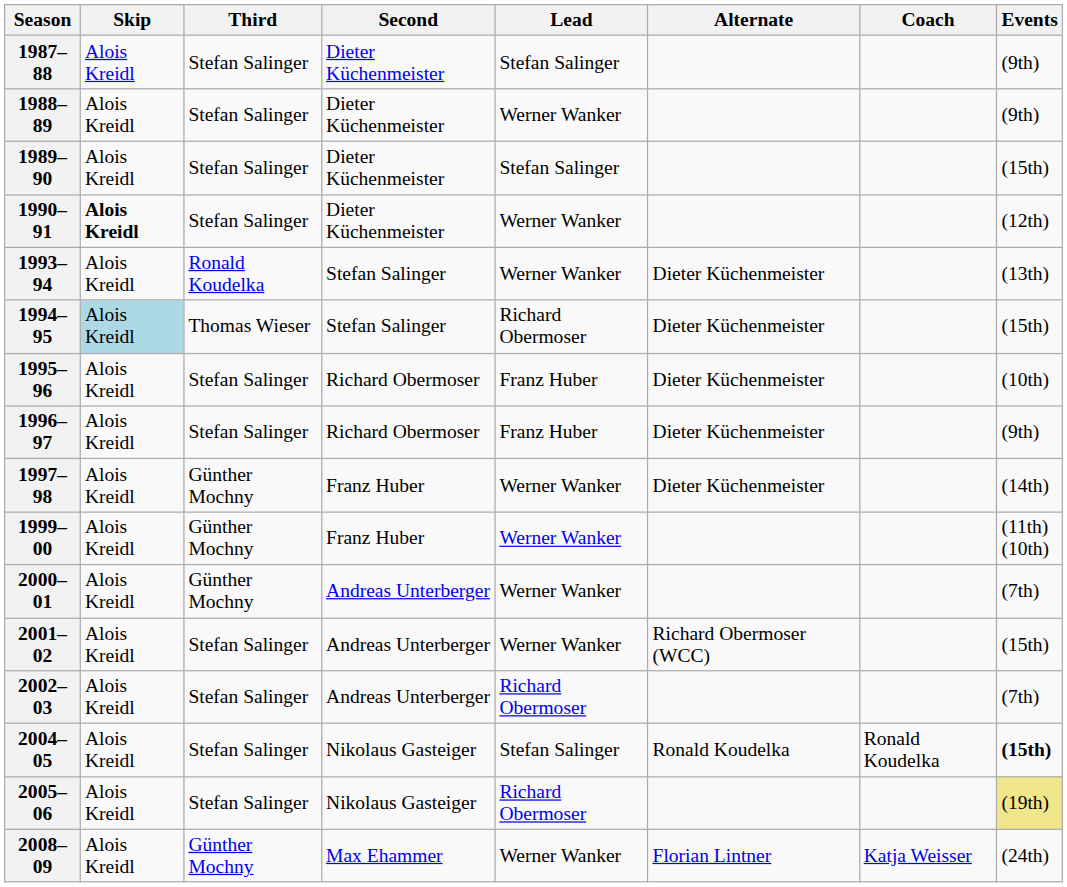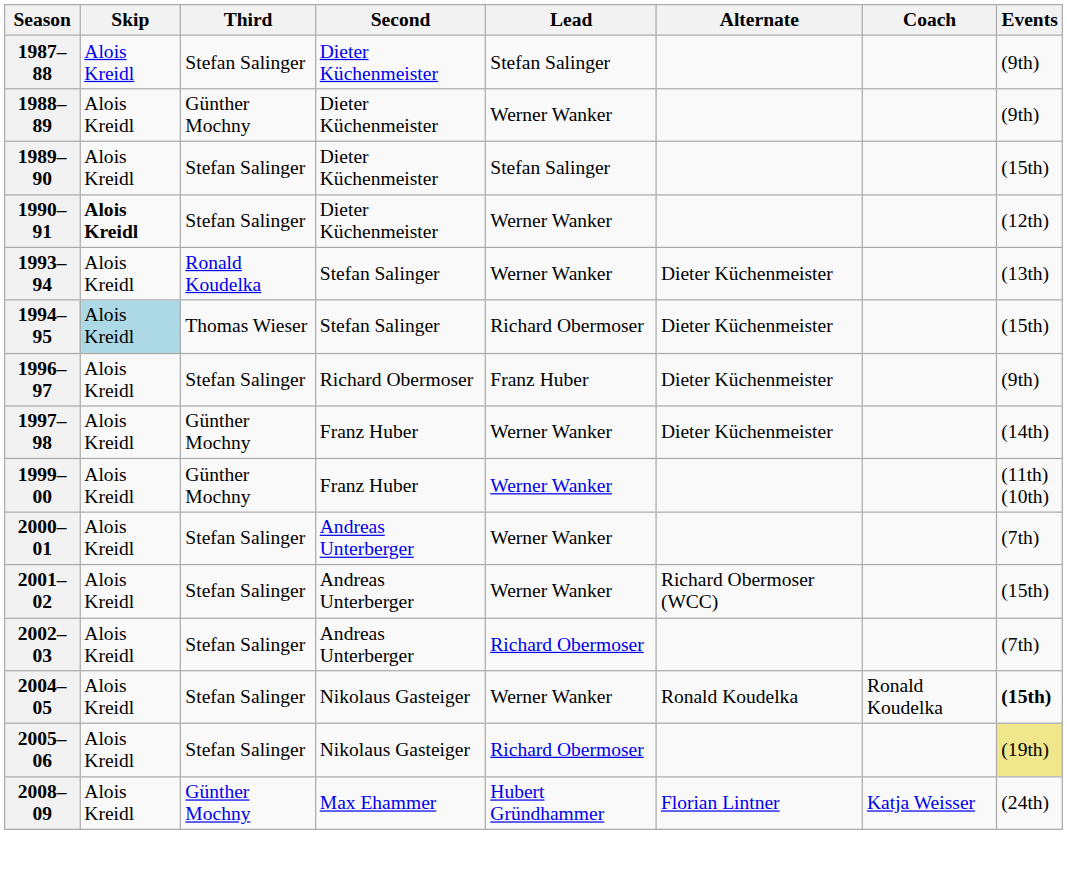(248, 114) Stefan Salinger -> (218, 114) Günther Mochny
- row: (43, 379)
(221, 591) Günther Mochny -> (245, 538) Stefan Salinger
(559, 749) Stefan Salinger -> (551, 696) Werner Wanker
(560, 855) Werner Wanker -> (547, 802) Hubert Gründhammer
